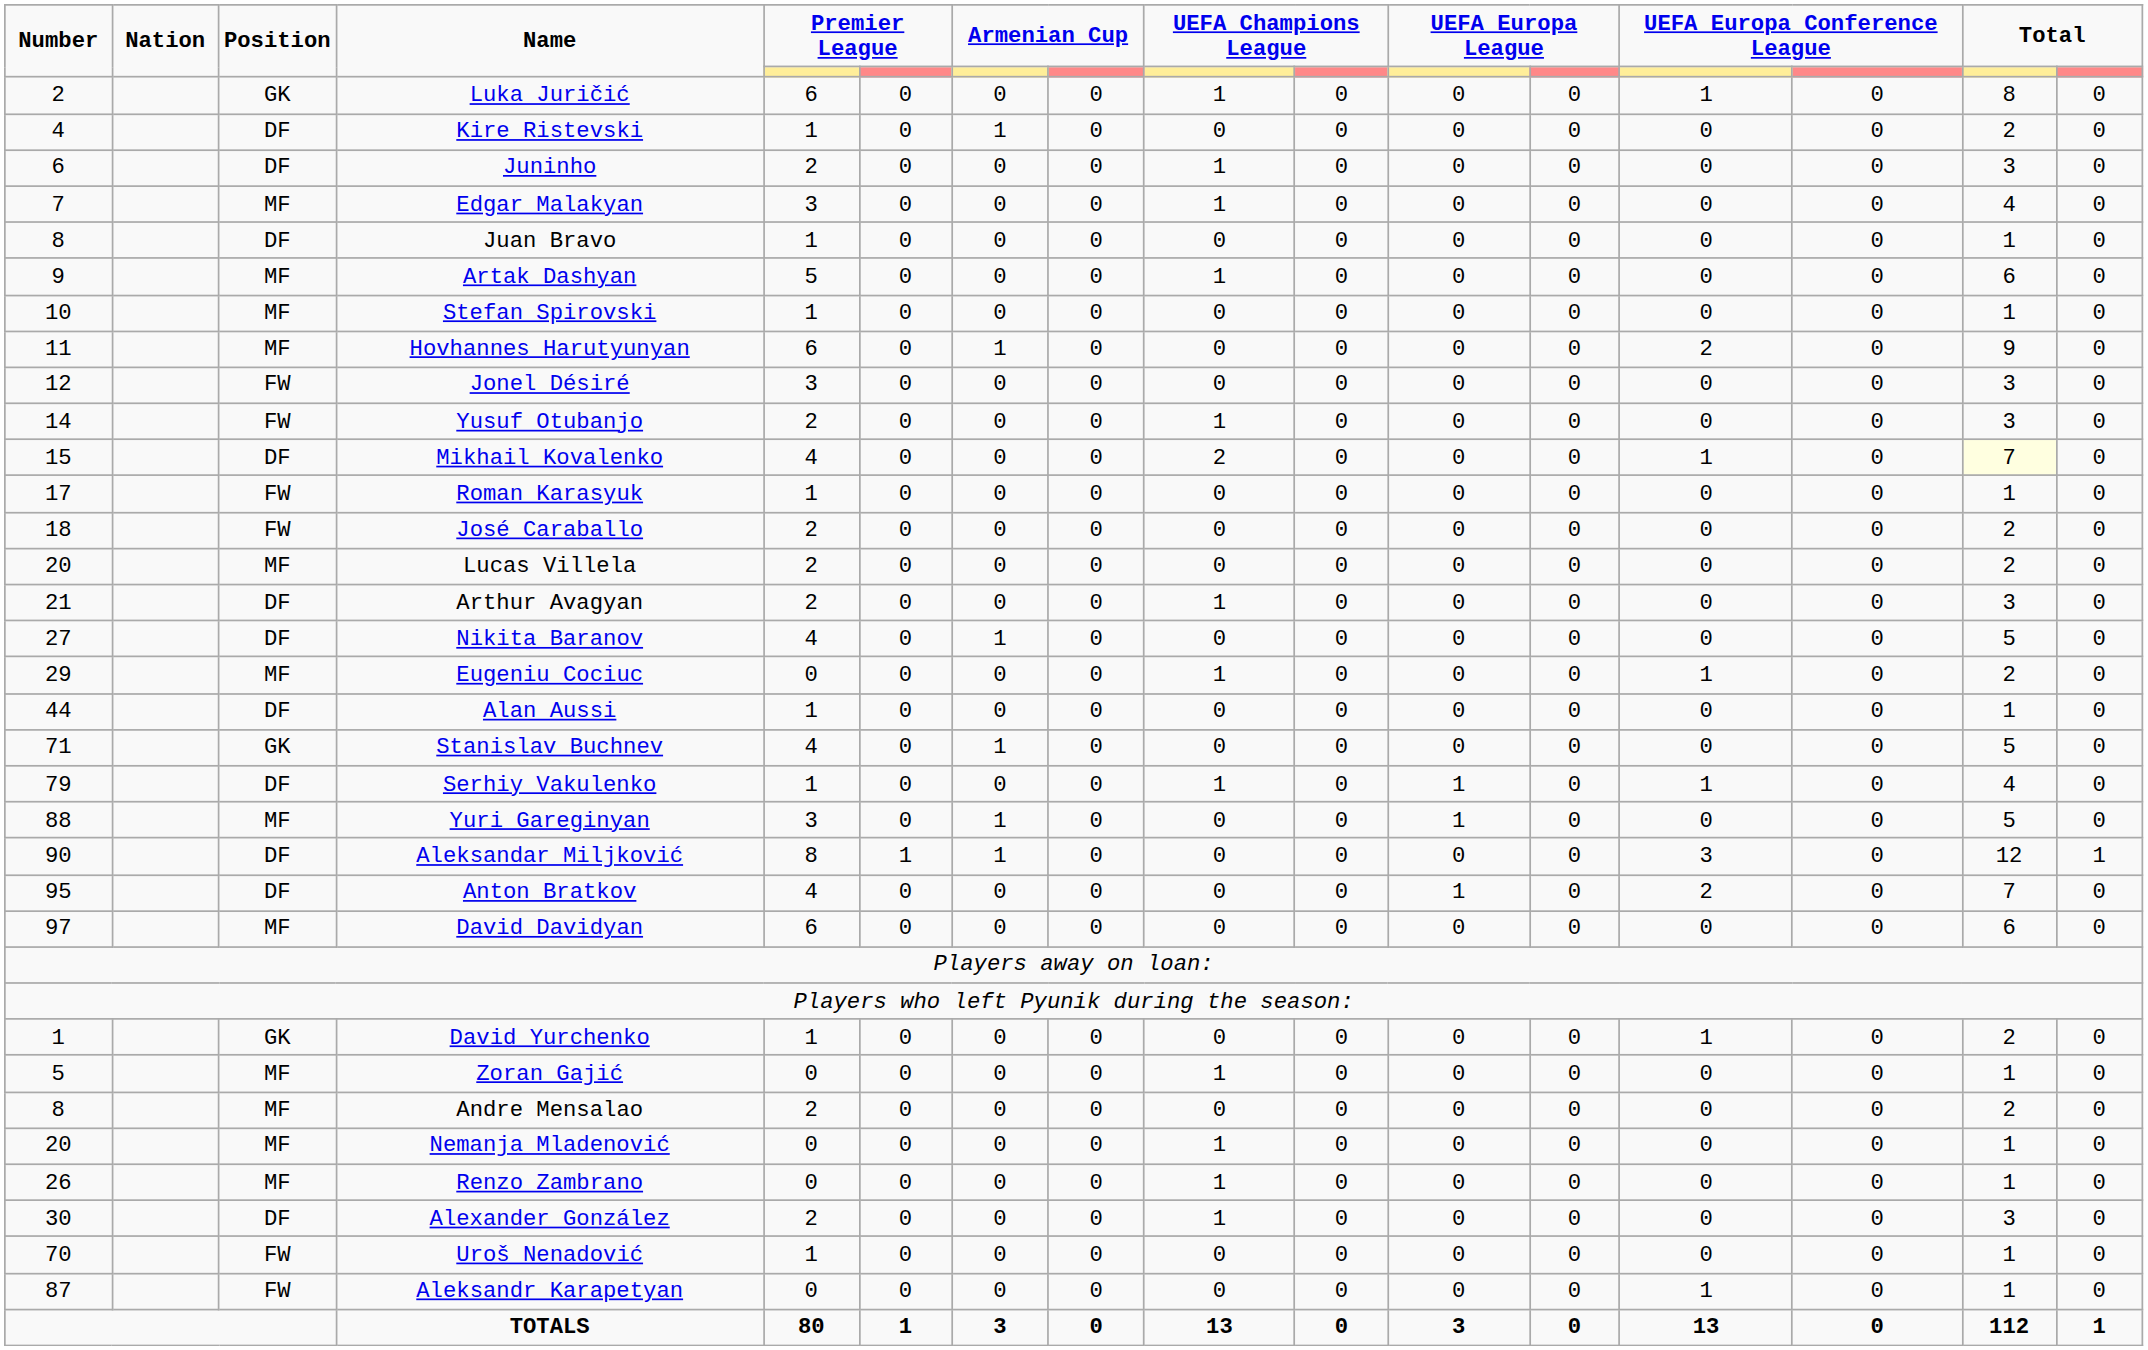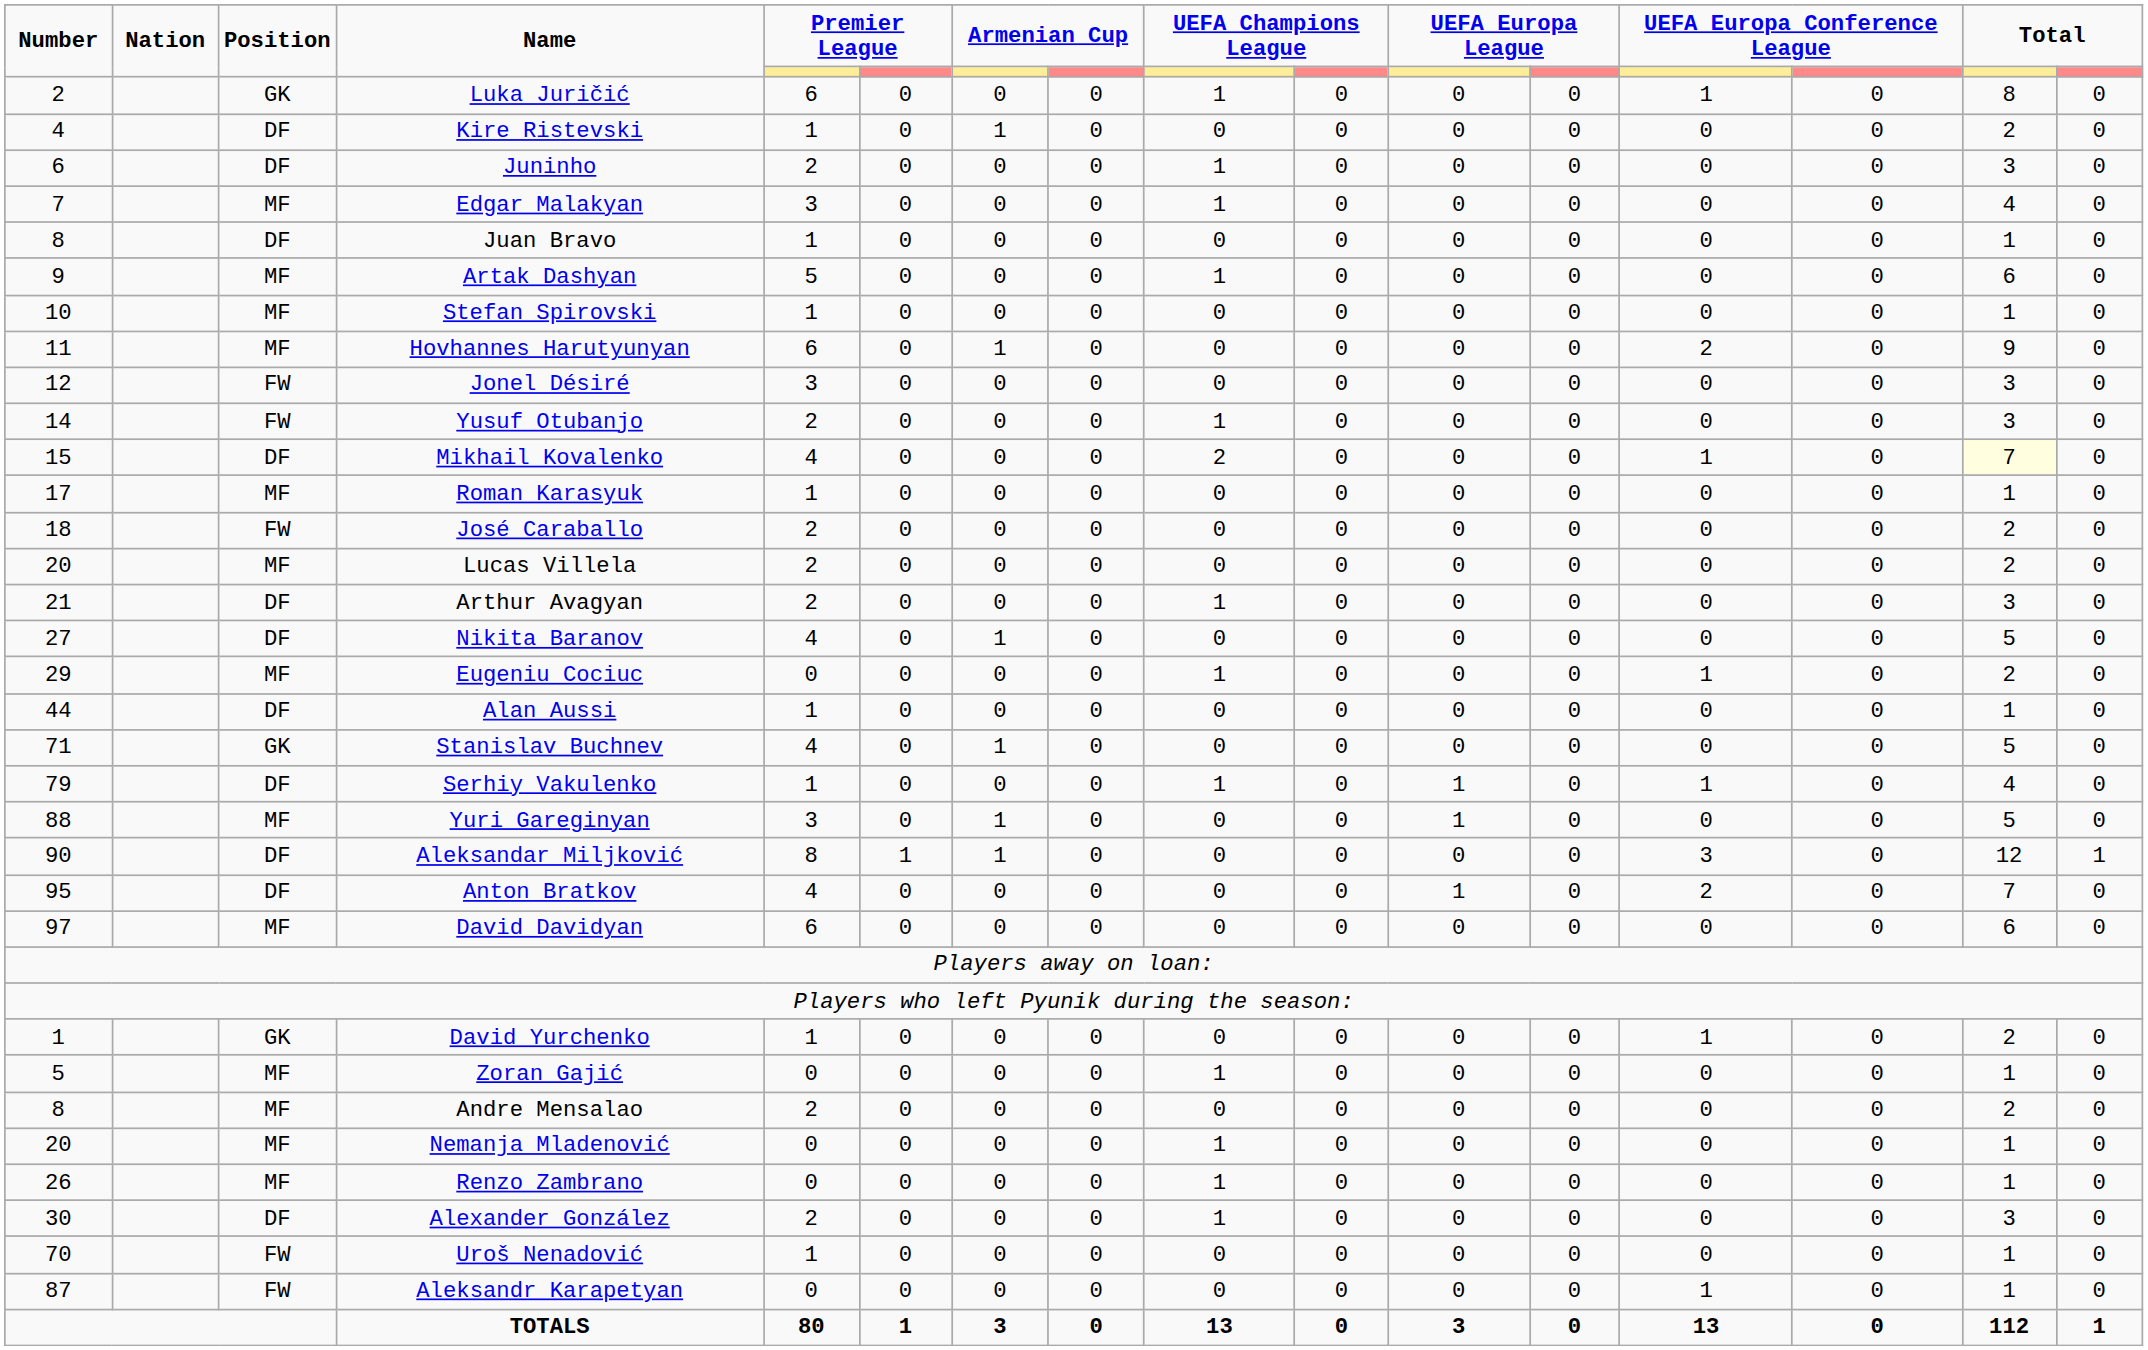(277, 494) FW -> (277, 494) MF
